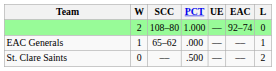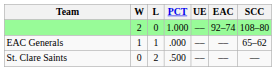columns swapped: (263, 12) <-> (164, 12)
